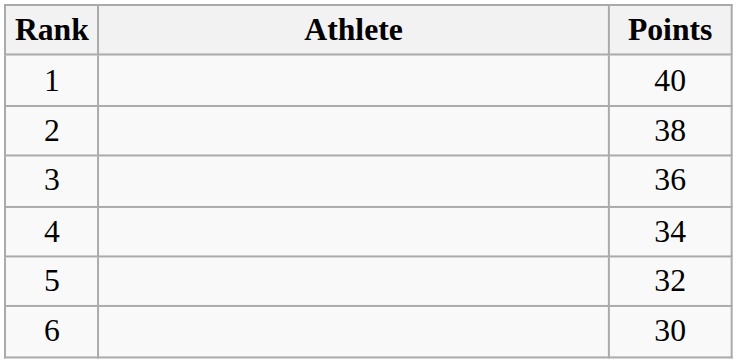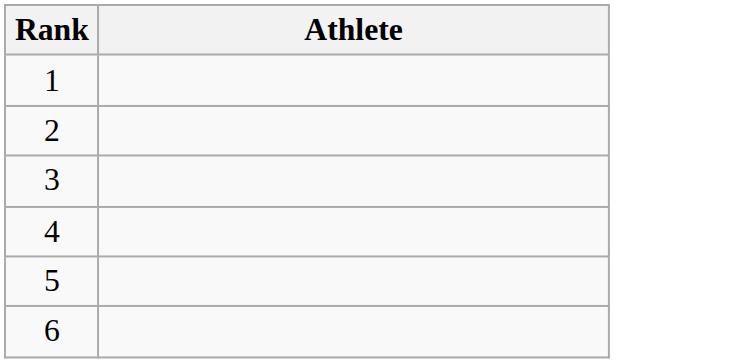- column: (670, 29)
